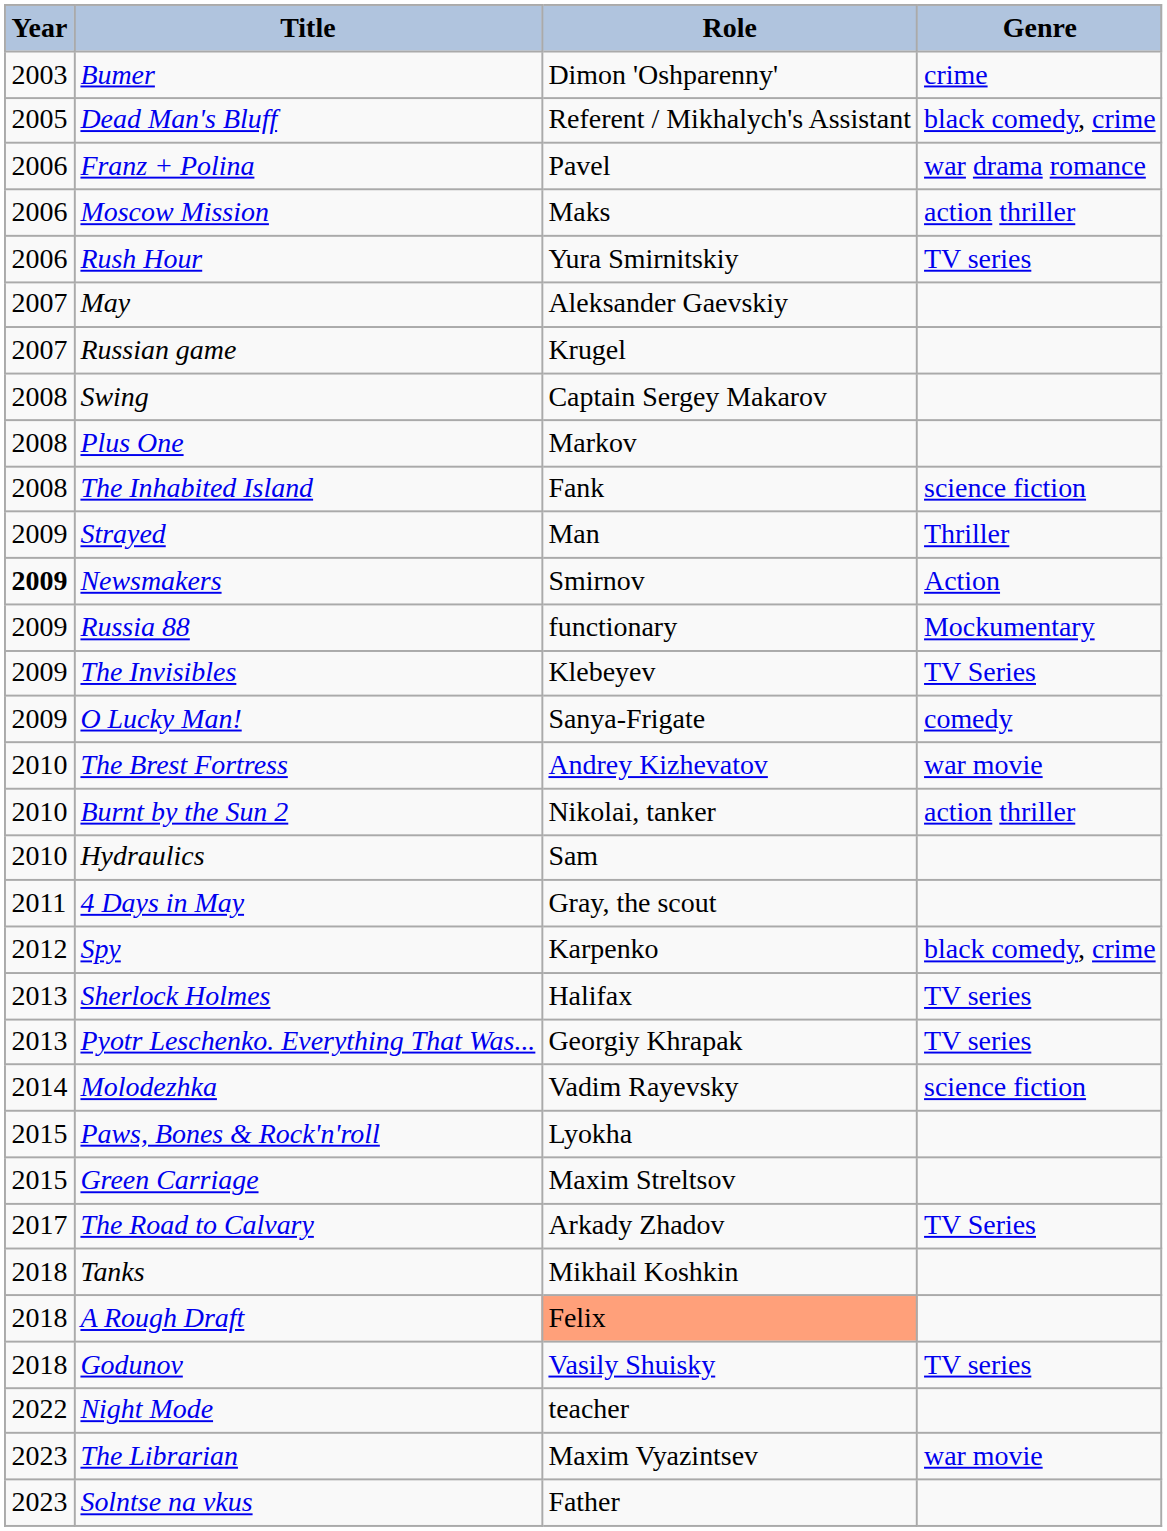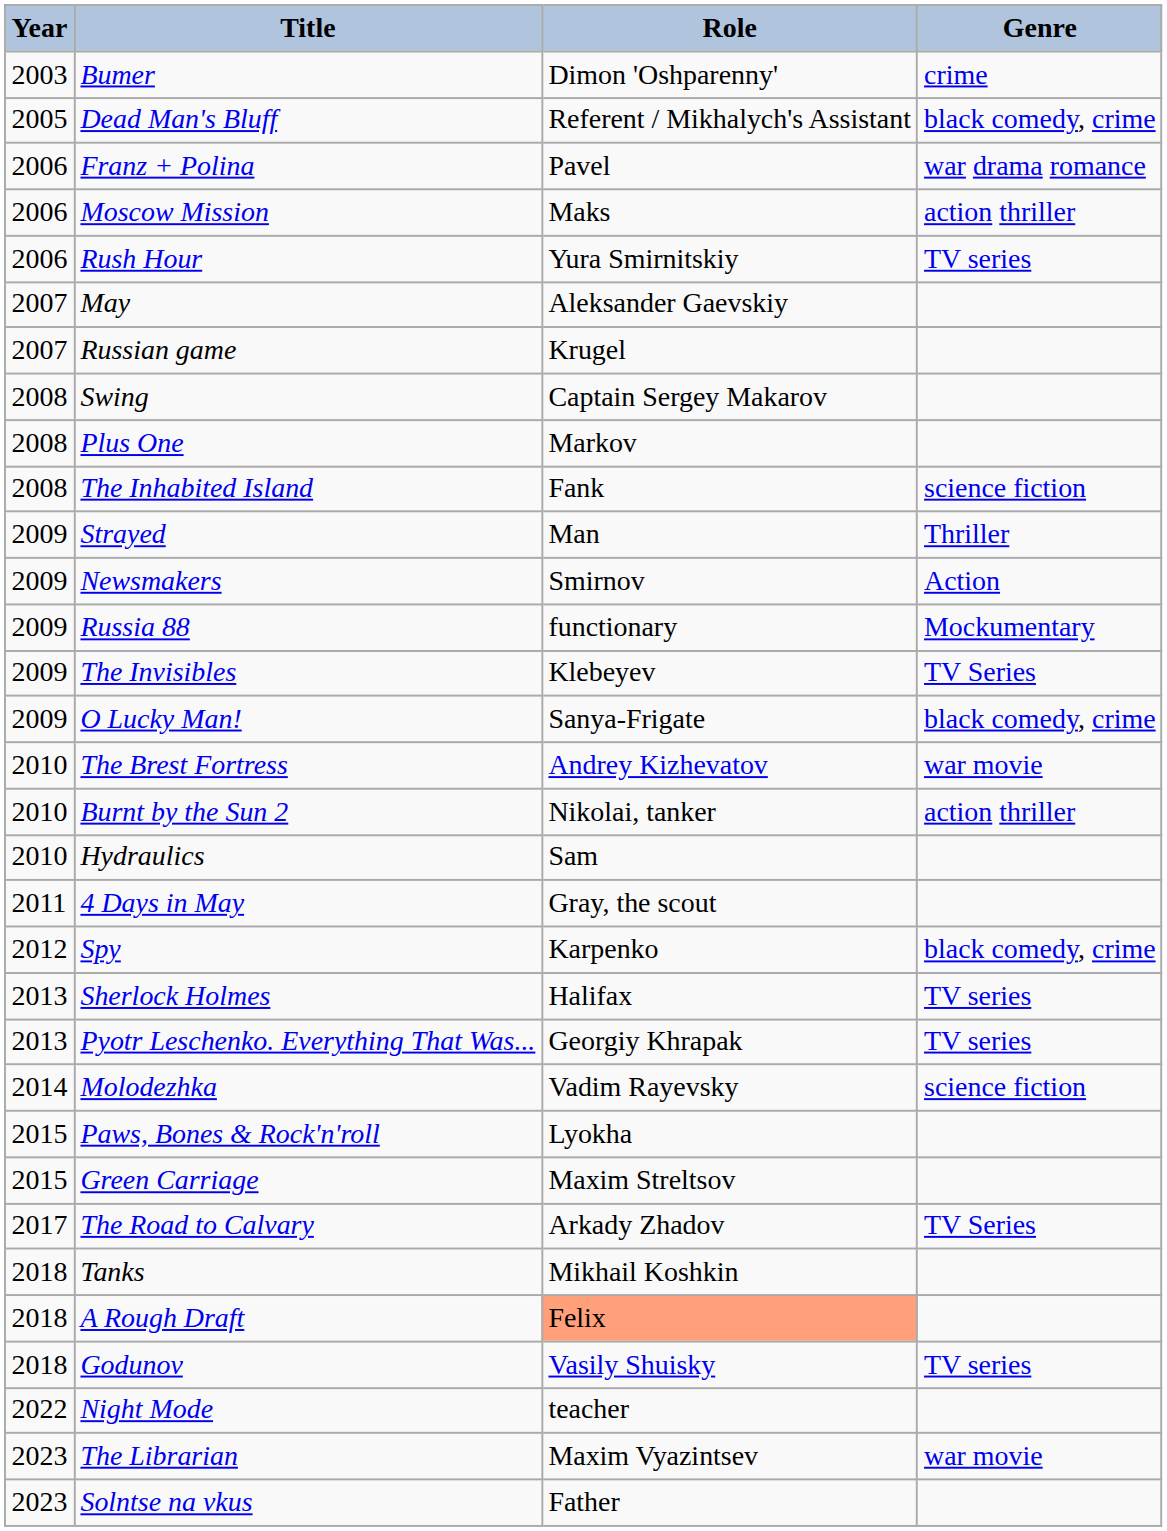(39, 580) bold -> (39, 580) normal
(968, 719) comedy -> (1040, 719) black comedy, crime
